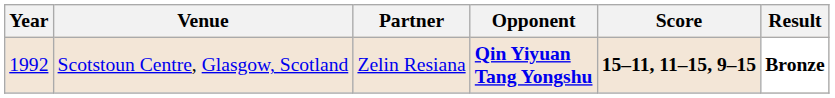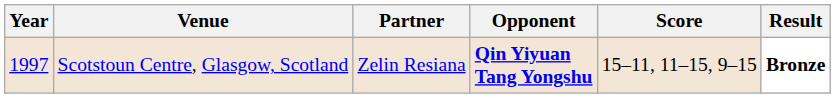(29, 64) 1992 -> (29, 64) 1997
(679, 64) bold -> (679, 64) normal
